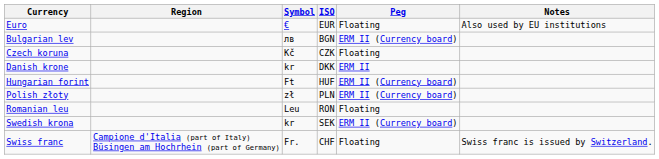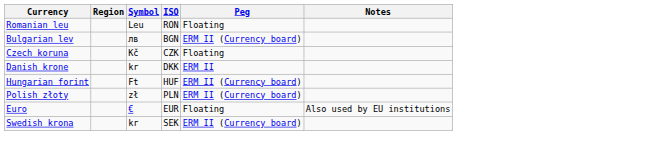rows swapped: (17, 25) <-> (37, 109)
- row: (35, 142)
